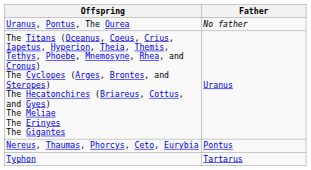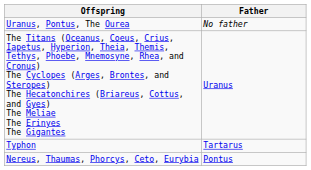rows swapped: (102, 146) <-> (21, 159)
